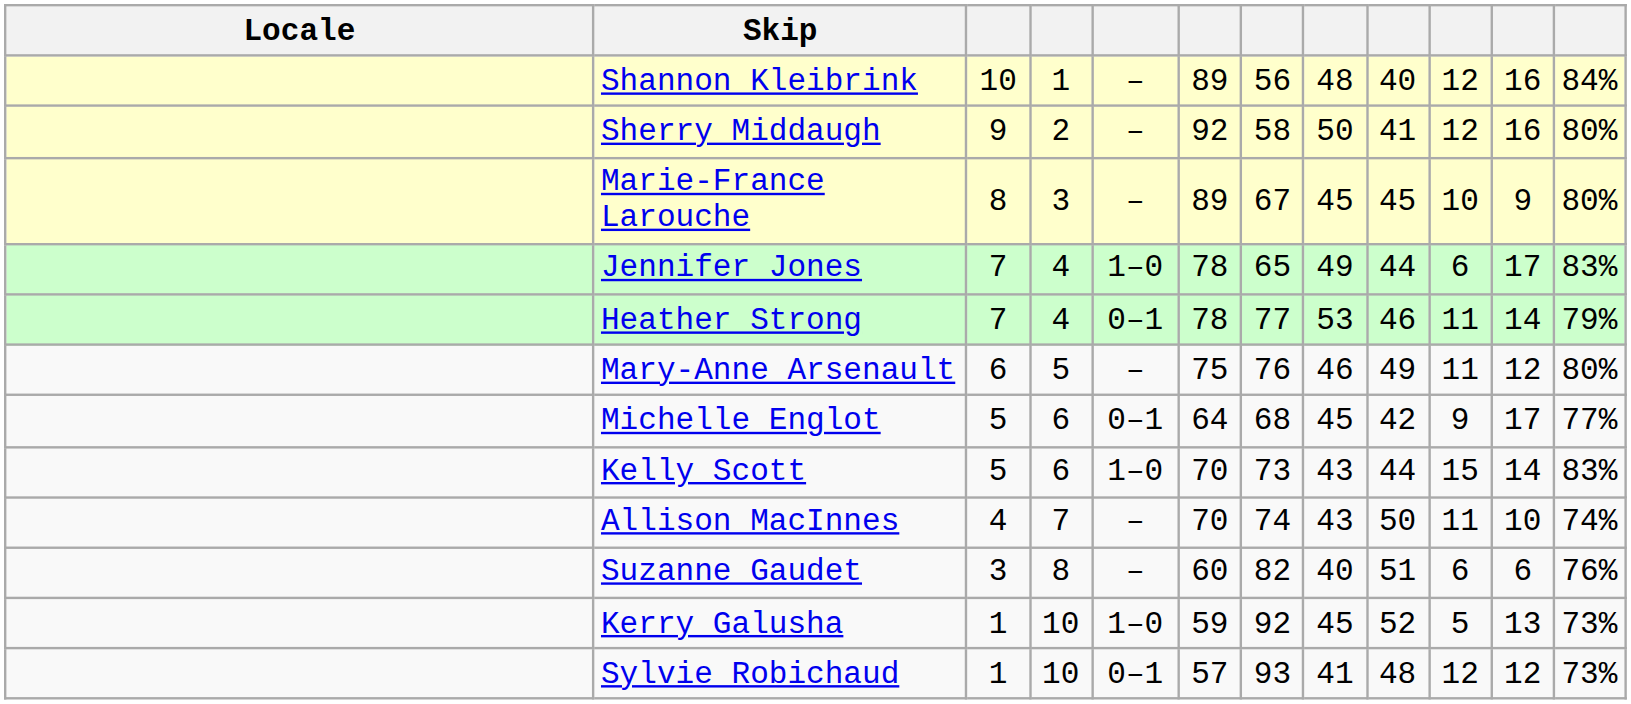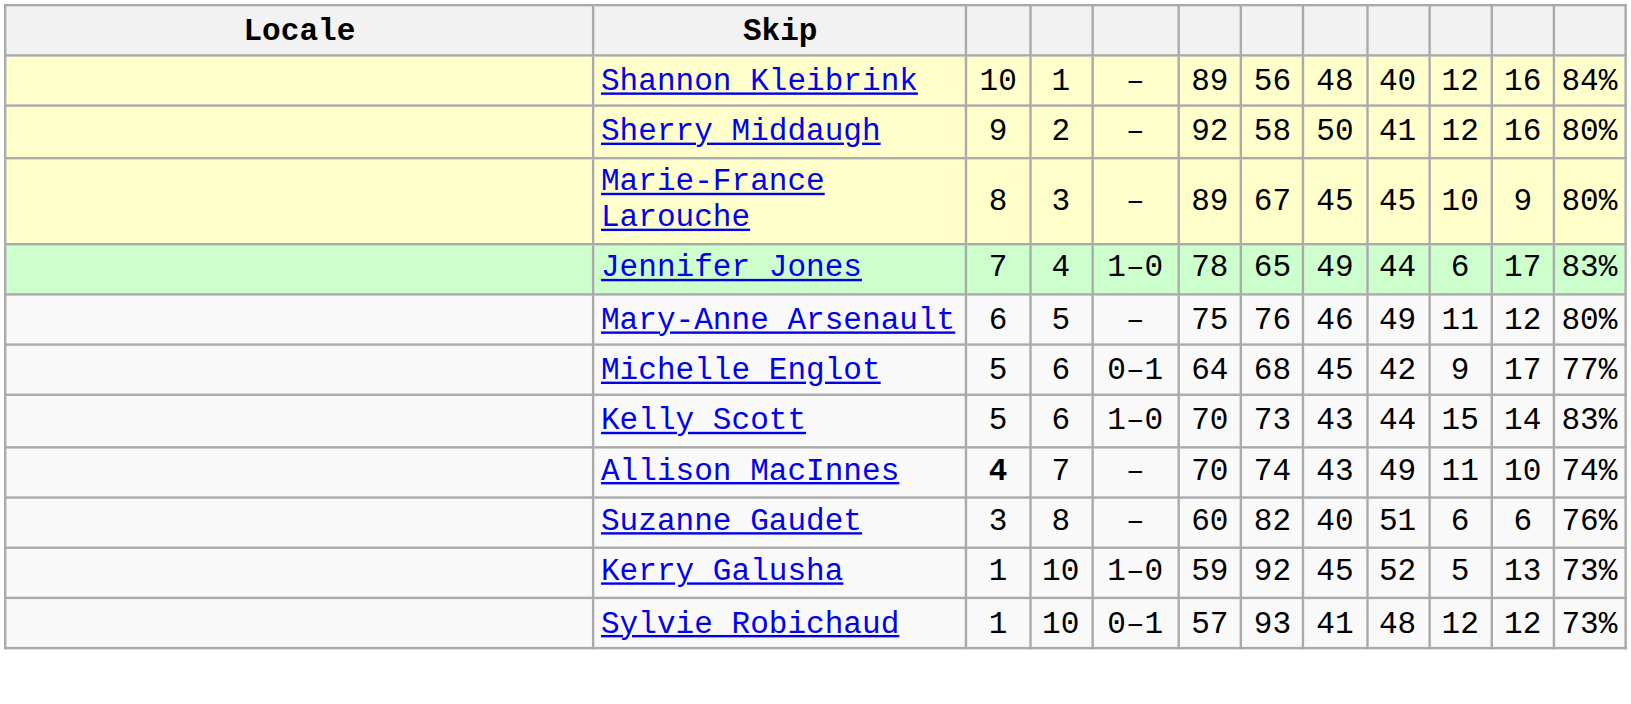- row: (731, 320)
(998, 522) normal -> (998, 471) bold
(1398, 522) 50 -> (1398, 471) 49
